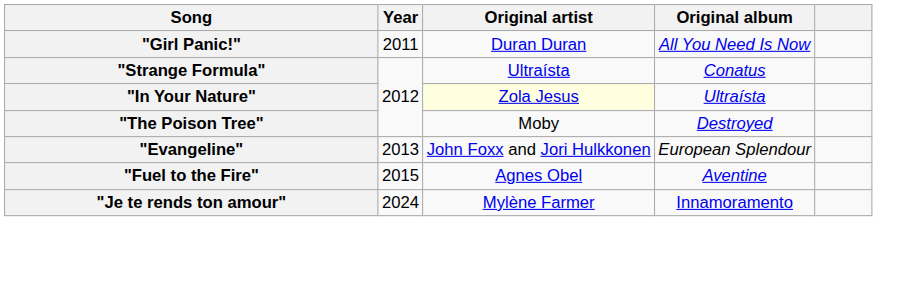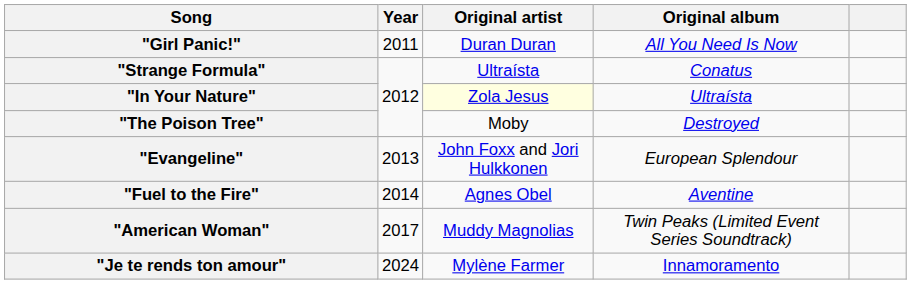(401, 176) 2015 -> (401, 194) 2014
+ row: (191, 230)
